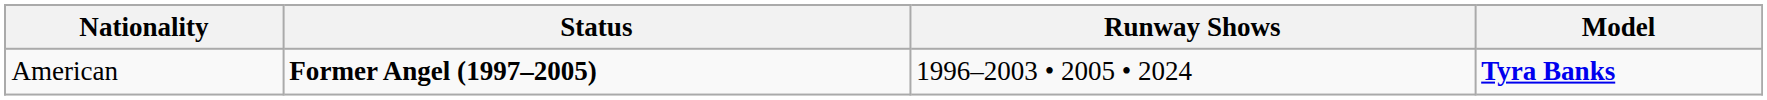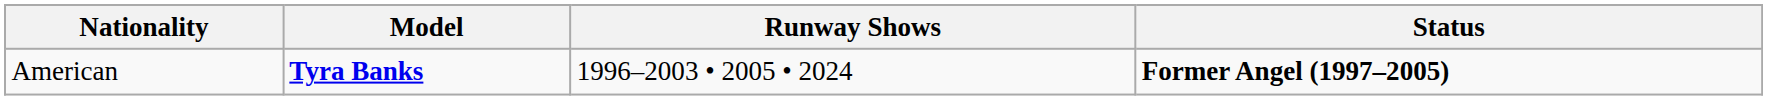columns swapped: (1618, 26) <-> (596, 26)
